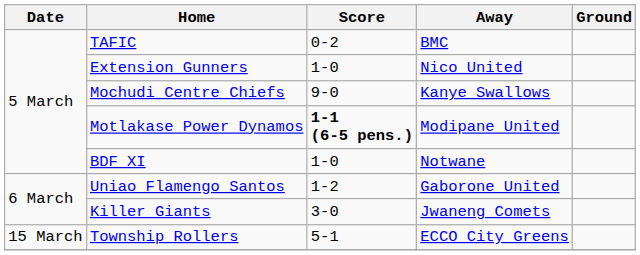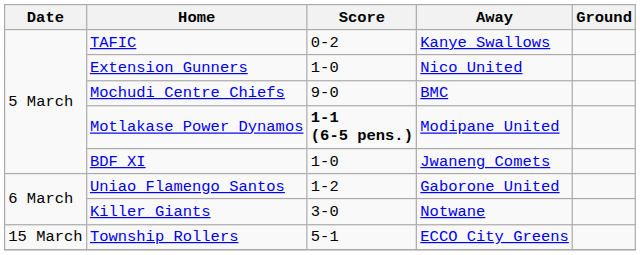(434, 42) BMC -> (485, 42) Kanye Swallows
(485, 93) Kanye Swallows -> (434, 93) BMC
(453, 161) Notwane -> (485, 161) Jwaneng Comets
(485, 212) Jwaneng Comets -> (453, 212) Notwane
